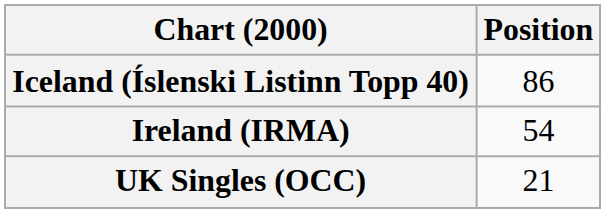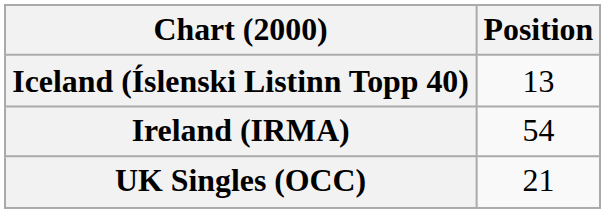(538, 80) 86 -> (538, 80) 13
